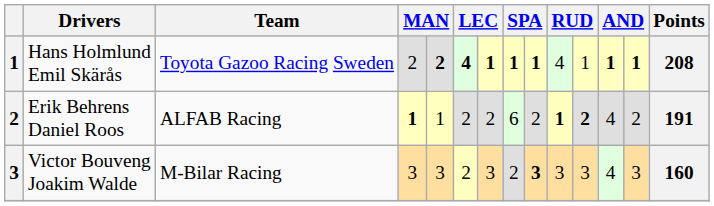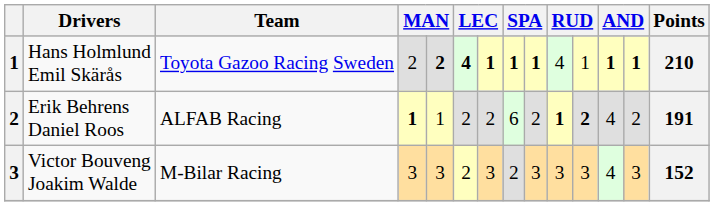(679, 63) 208 -> (679, 63) 210
(536, 172) bold -> (536, 172) normal
(679, 172) 160 -> (679, 172) 152
